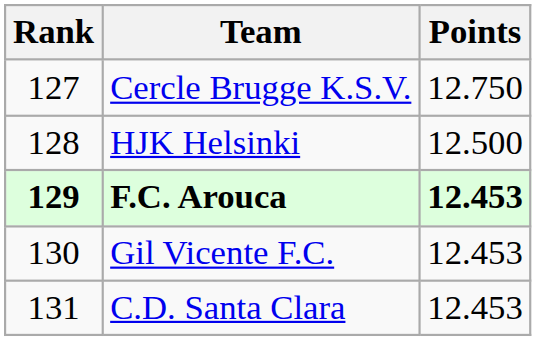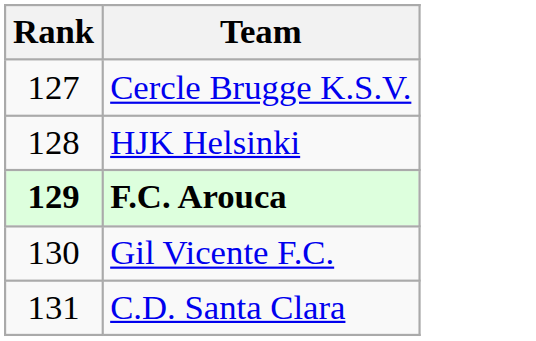- column: (475, 32)
